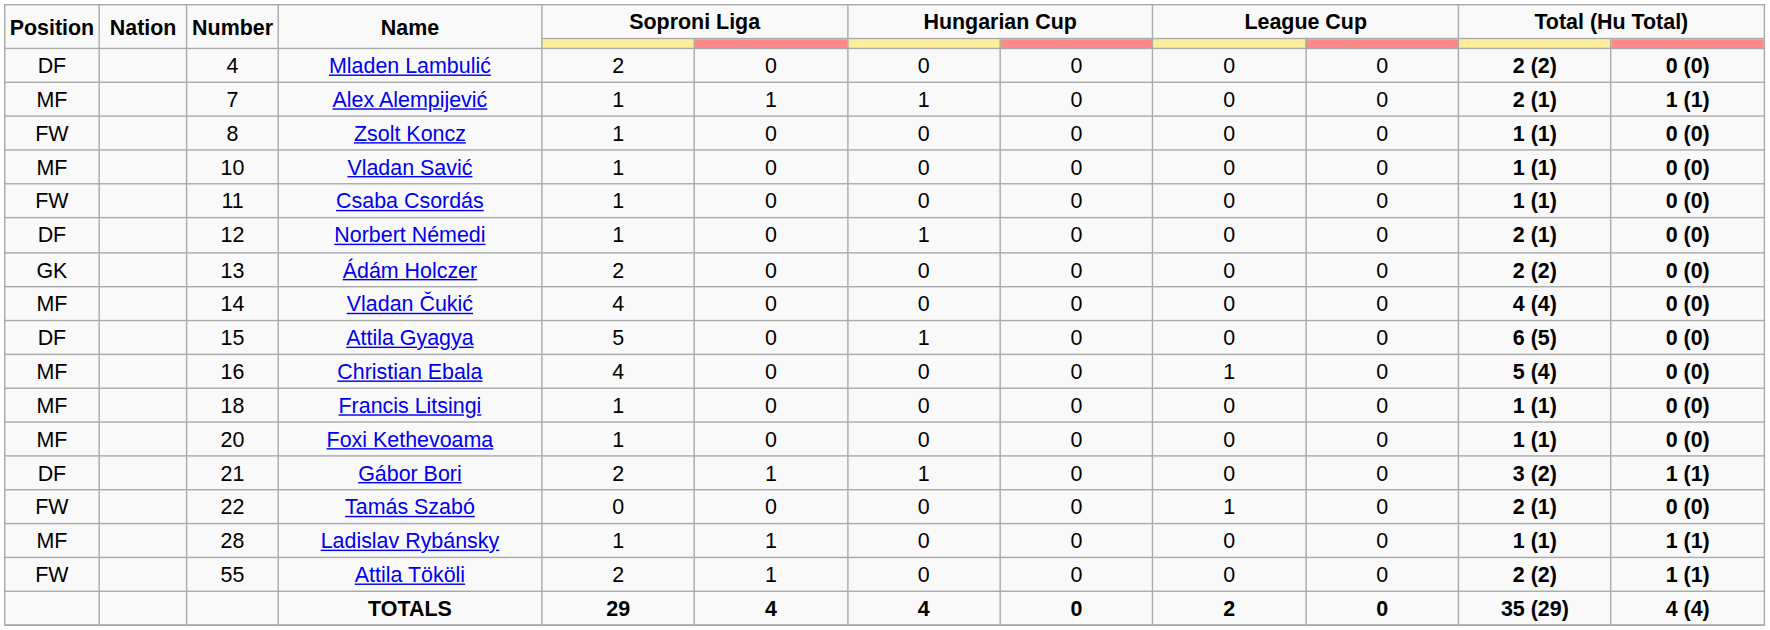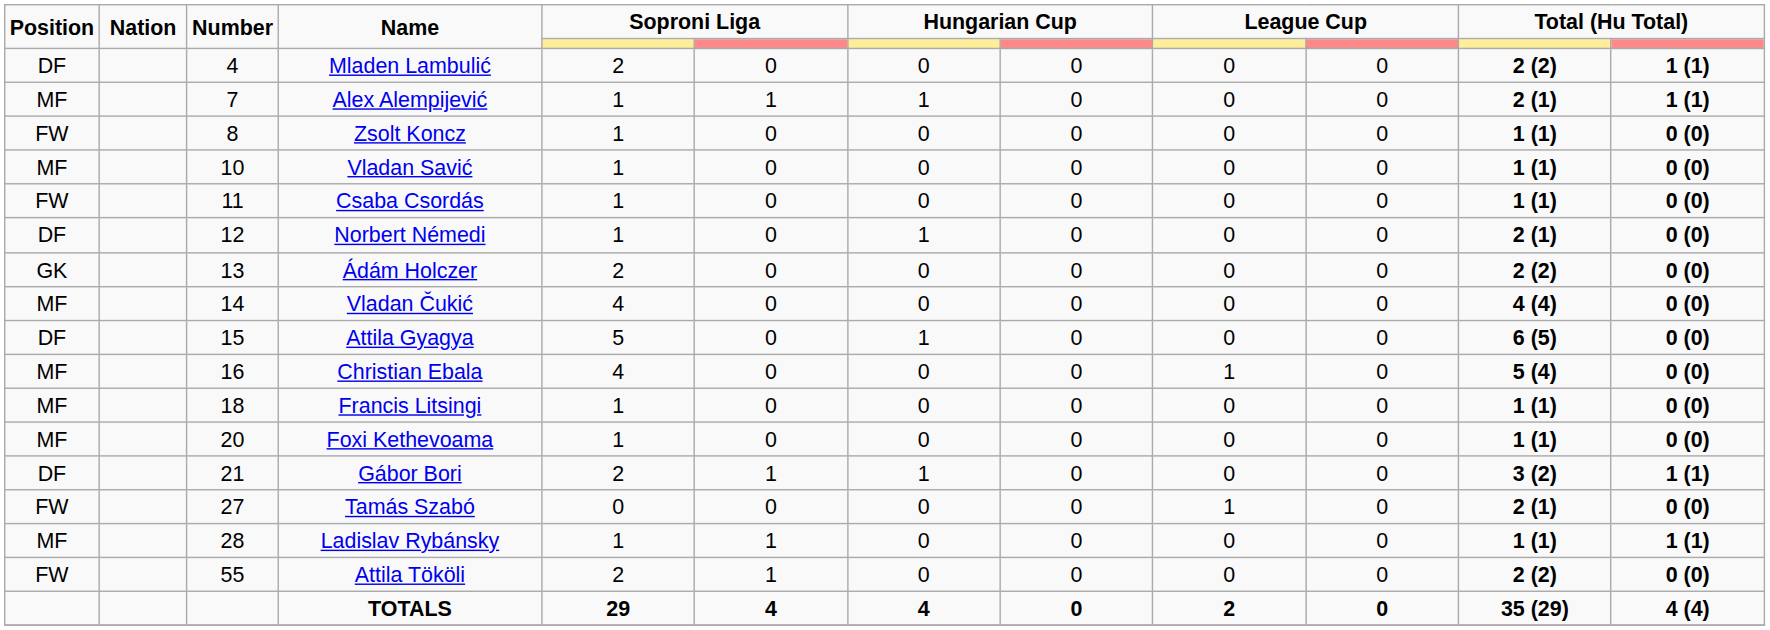(1688, 66) 0 (0) -> (1688, 66) 1 (1)
(233, 507) 22 -> (233, 507) 27
(1688, 575) 1 (1) -> (1688, 575) 0 (0)
